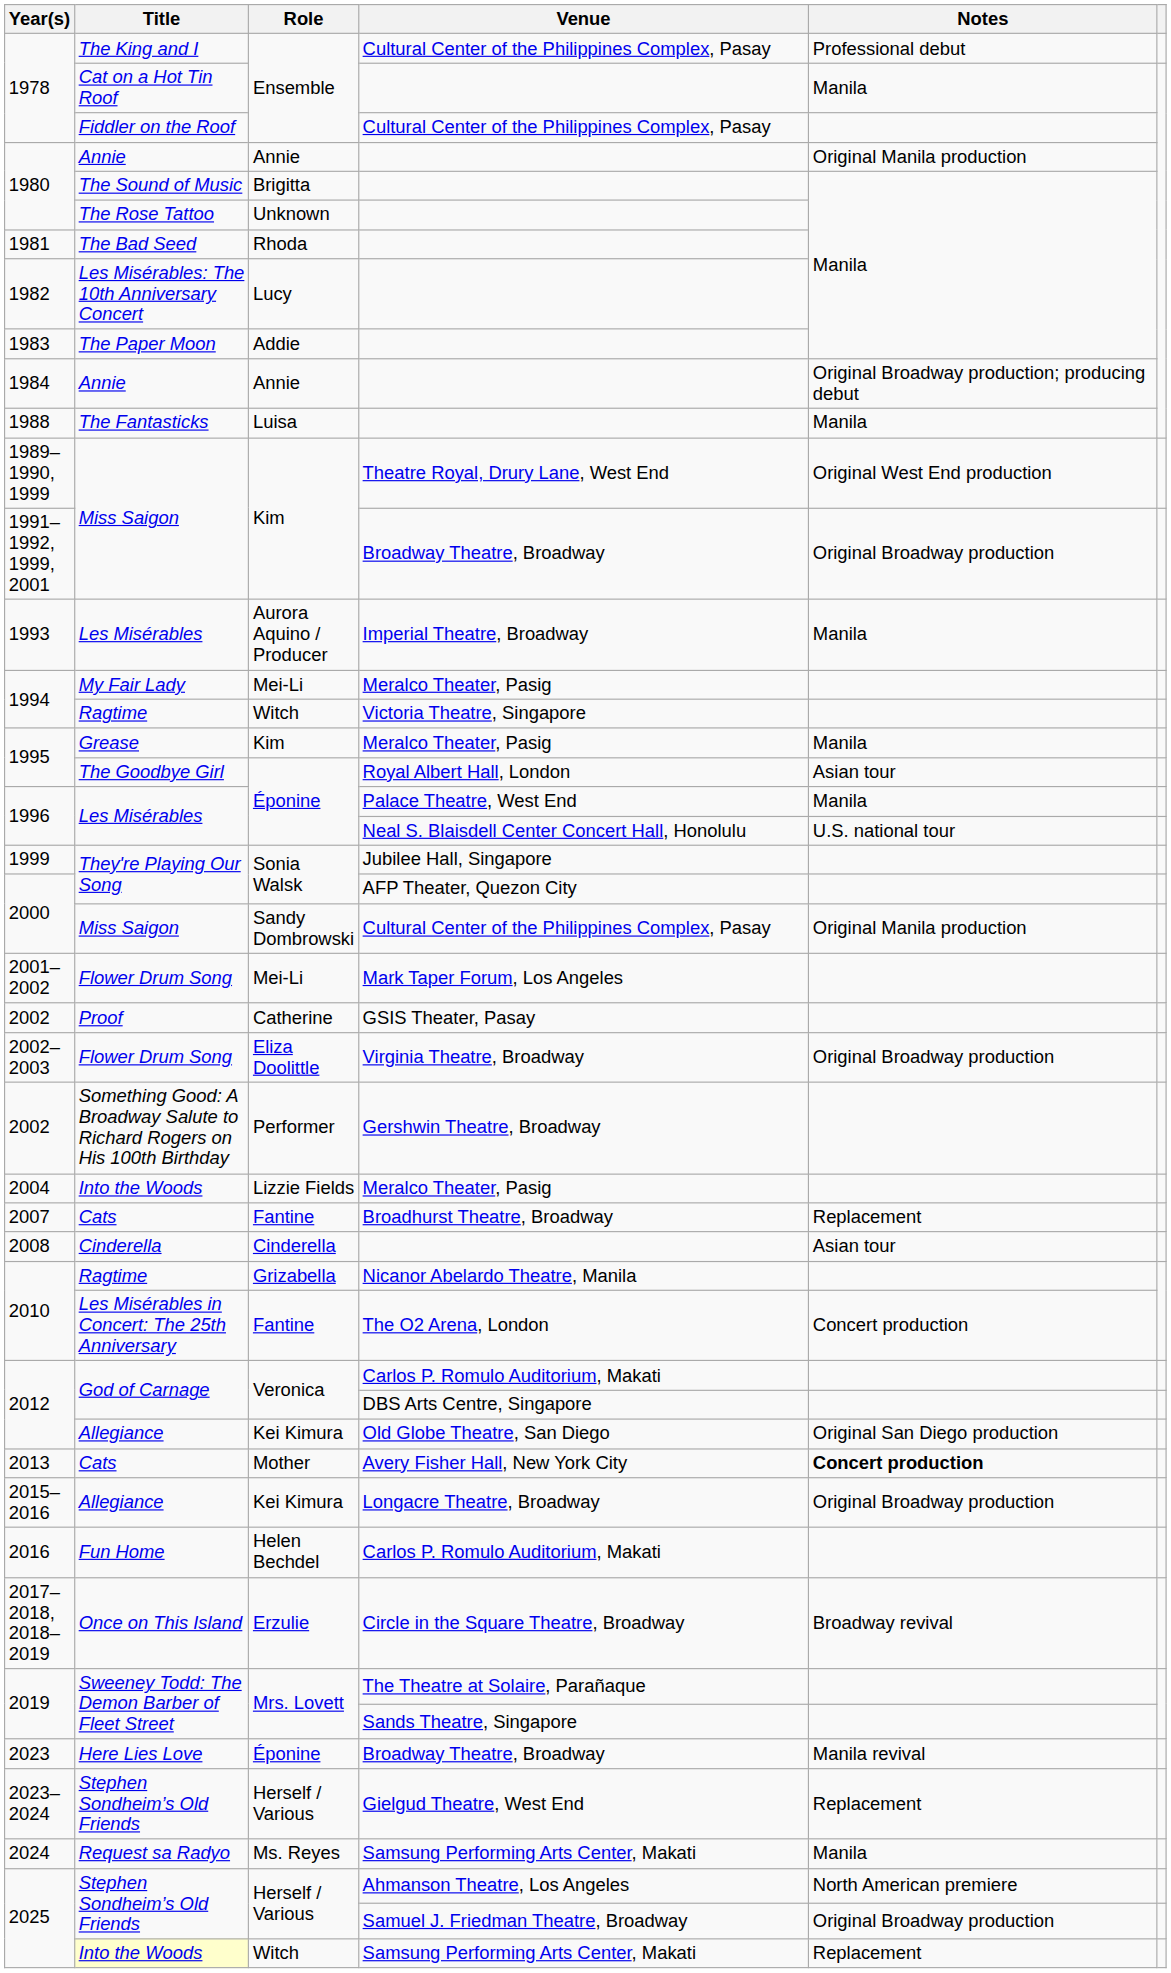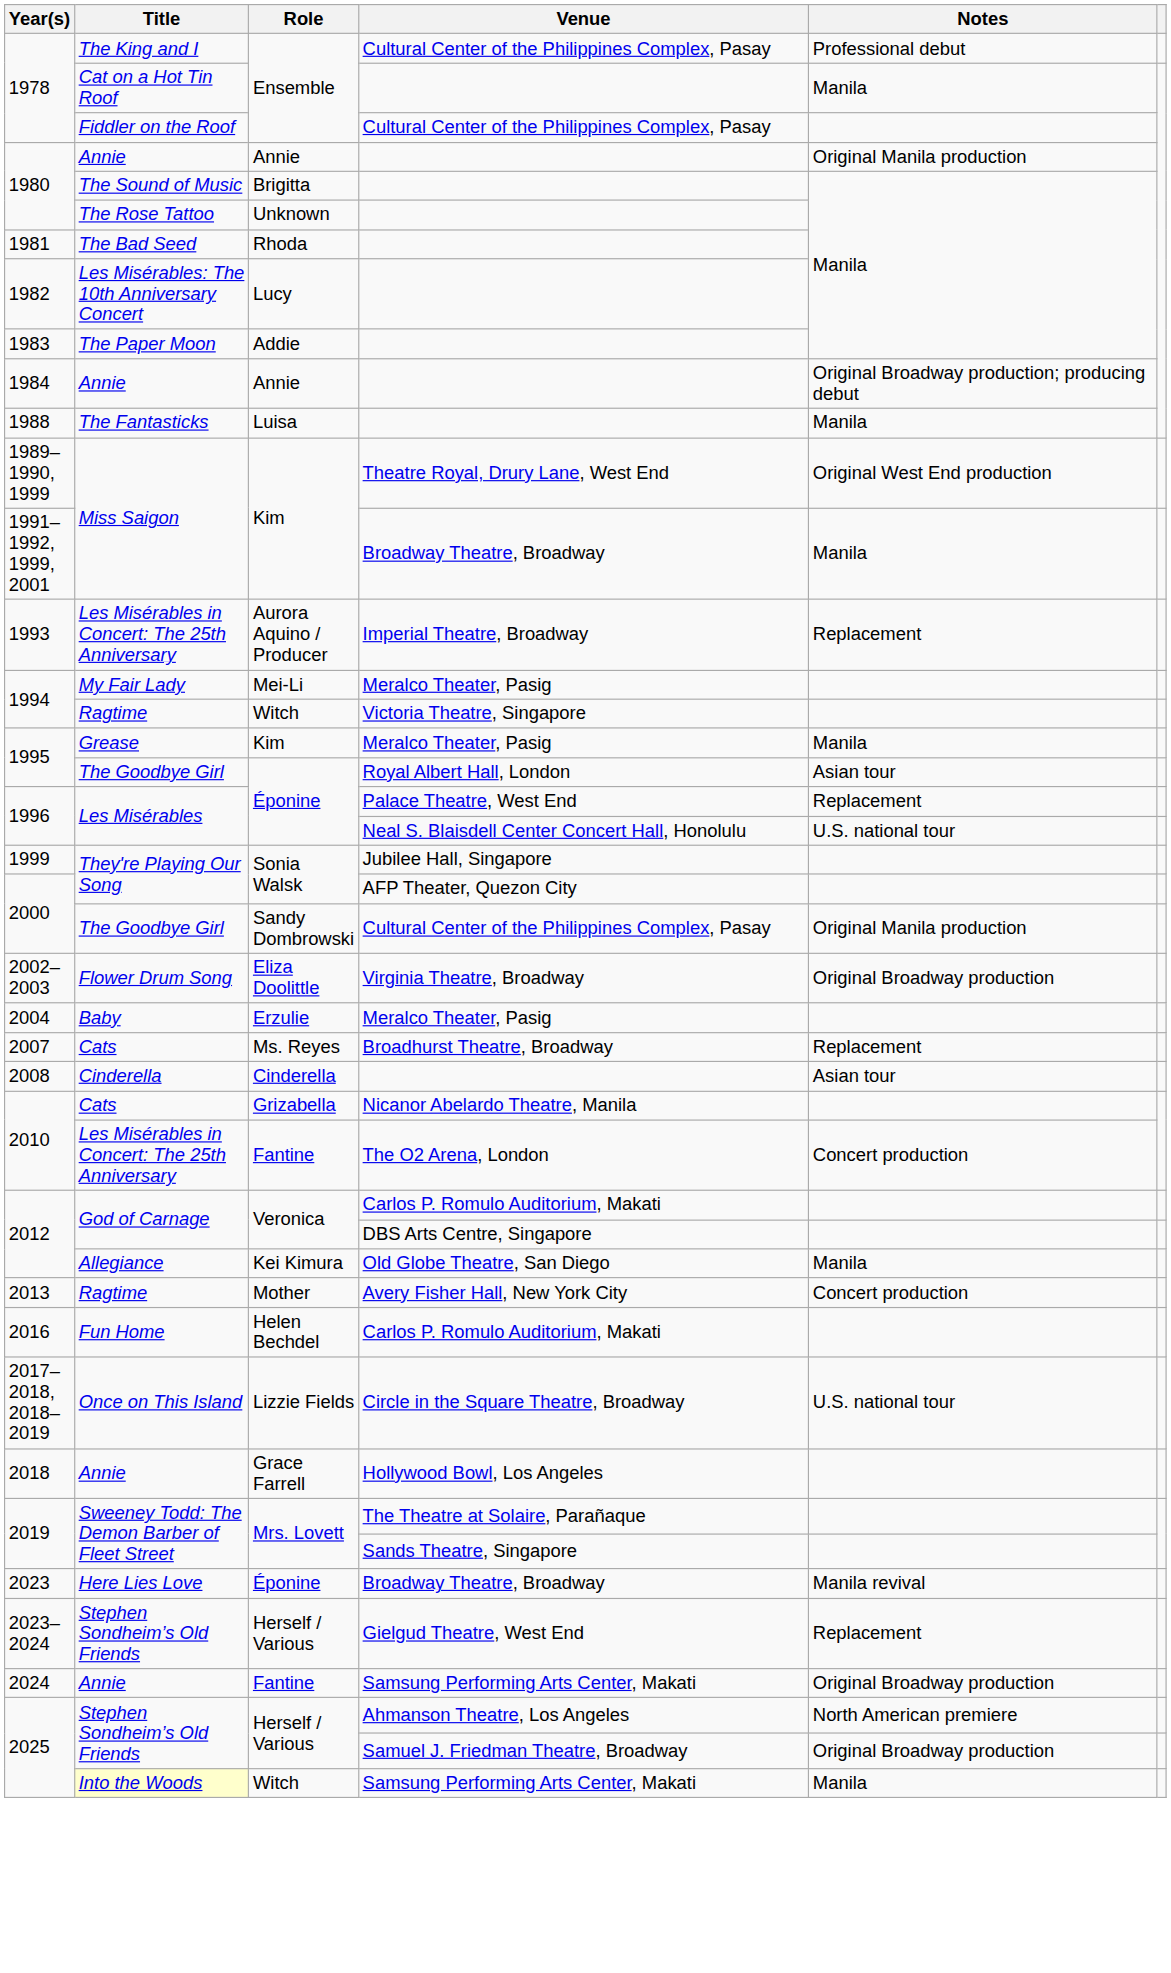(934, 553) Original Broadway production -> (840, 553) Manila
(141, 634) Les Misérables -> (152, 634) Les Misérables in Concert: The 25th Anniversary
(840, 634) Manila -> (867, 634) Replacement
(840, 801) Manila -> (867, 801) Replacement
(129, 928) Miss Saigon -> (151, 928) The Goodbye Girl
- row: (34, 978)
- row: (29, 1017)
- row: (29, 1127)
(141, 1188) Into the Woods -> (100, 1017) Baby
(304, 1188) Lizzie Fields -> (281, 1017) Erzulie
(284, 1217) Fantine -> (296, 1046) Ms. Reyes
(113, 1275) Ragtime -> (98, 1105) Cats
(936, 1433) Original San Diego production -> (840, 1263) Manila
(98, 1462) Cats -> (113, 1292) Ragtime
(898, 1462) bold -> (891, 1292) normal
- row: (34, 1502)
(281, 1622) Erzulie -> (304, 1402) Lizzie Fields
(883, 1622) Broadway revival -> (884, 1402) U.S. national tour
+ row: (29, 1473)
(154, 1853) Request sa Radyo -> (102, 1683) Annie
(296, 1853) Ms. Reyes -> (284, 1683) Fantine
(840, 1853) Manila -> (934, 1683) Original Broadway production
(867, 1953) Replacement -> (840, 1782) Manila
